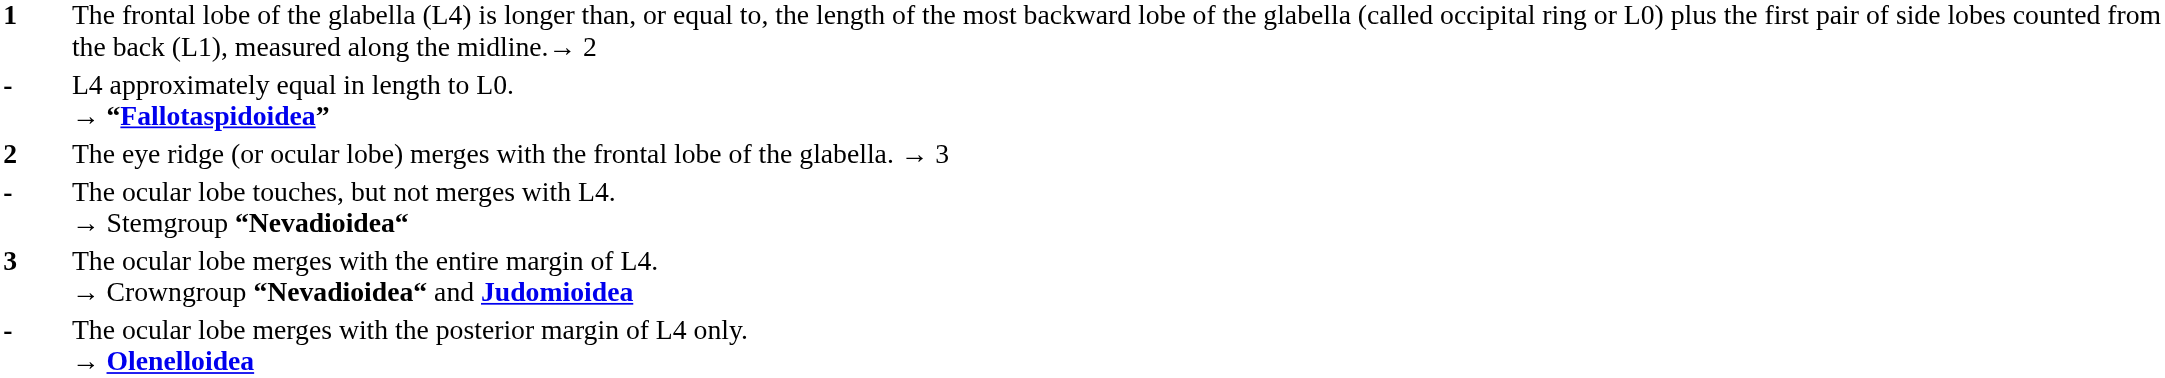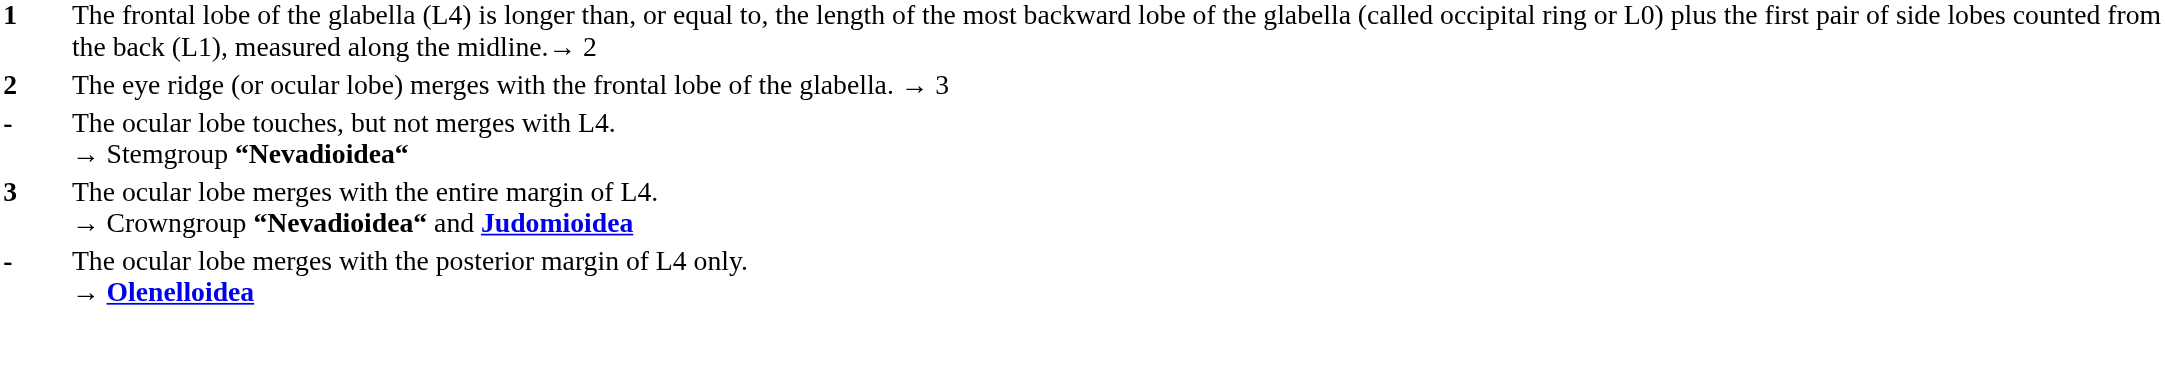- row: (293, 100)
